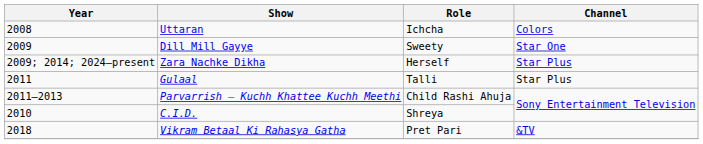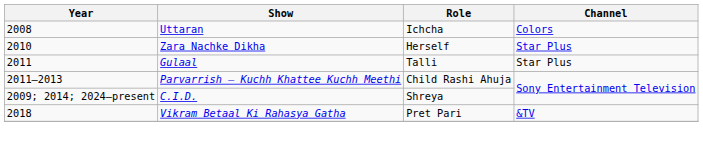- row: (206, 46)
(81, 63) 2009; 2014; 2024–present -> (19, 46) 2010
(19, 113) 2010 -> (81, 96) 2009; 2014; 2024–present
